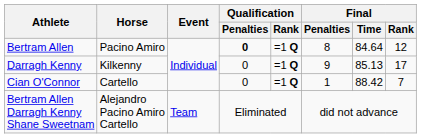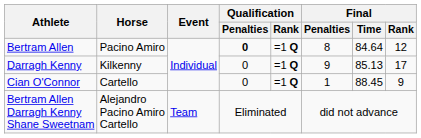(369, 83) 88.42 -> (369, 83) 88.45
(401, 83) 7 -> (401, 83) 9
